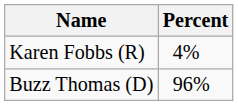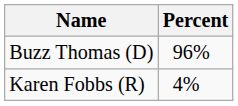rows swapped: (81, 84) <-> (77, 52)
